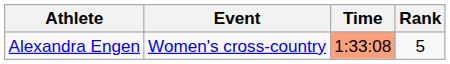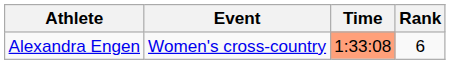(420, 46) 5 -> (420, 46) 6
